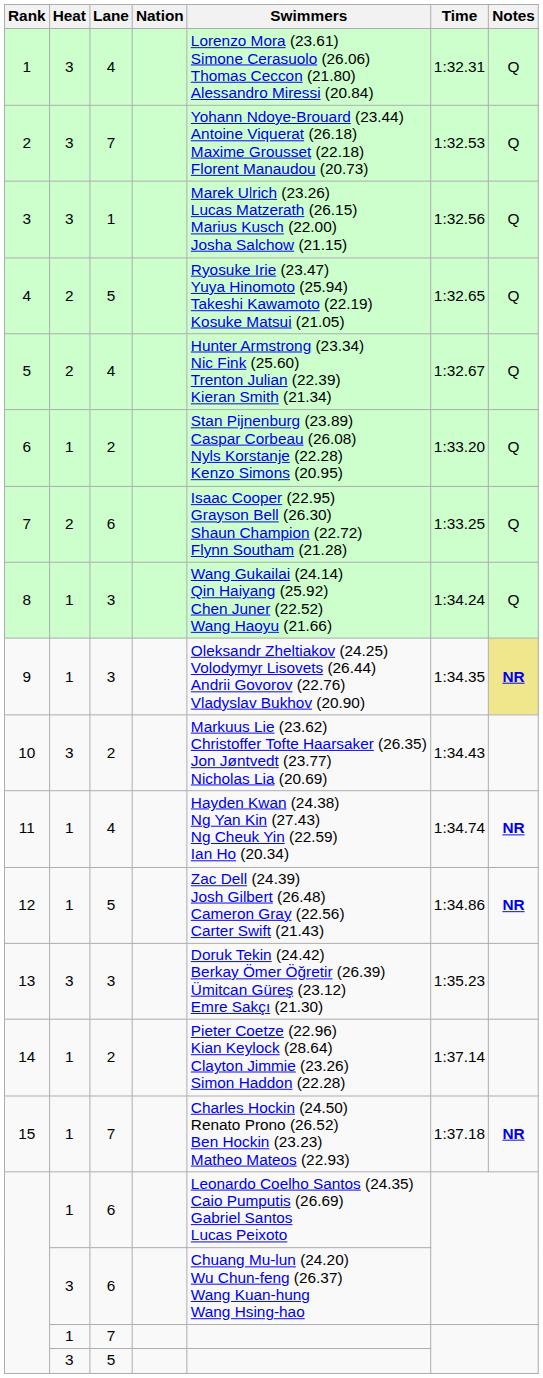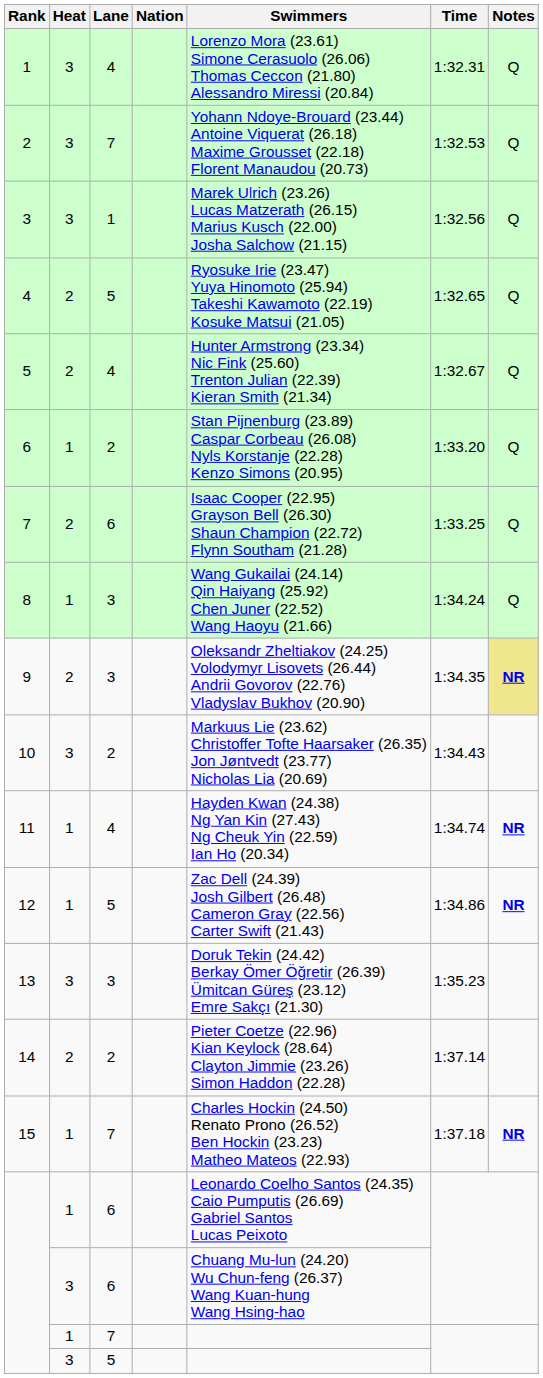(69, 676) 1 -> (69, 676) 2
(69, 1057) 1 -> (69, 1057) 2
